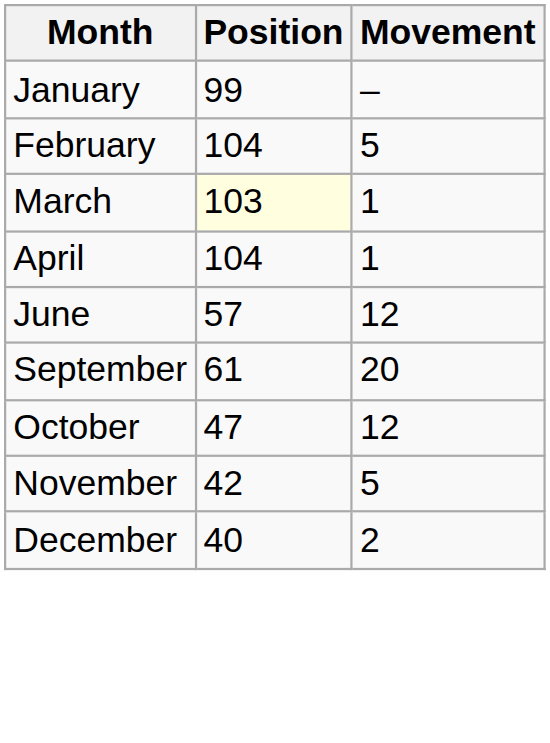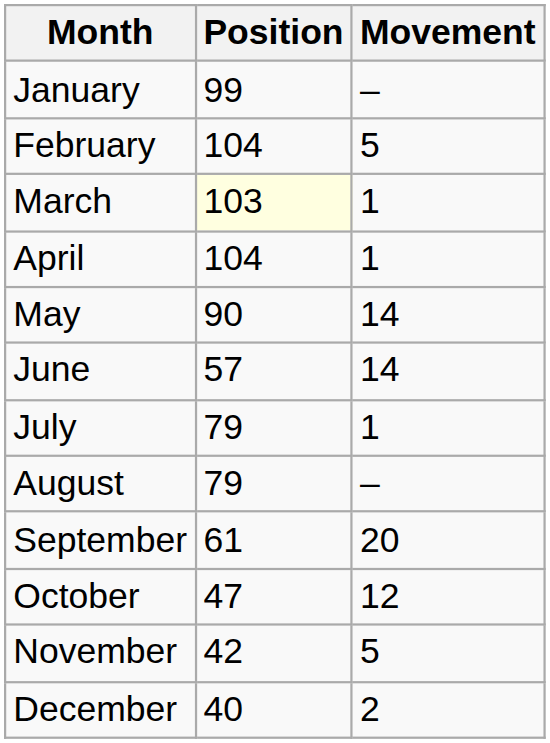+ row: (47, 314)
(380, 314) 12 -> (380, 370) 14
+ row: (45, 426)
+ row: (69, 483)
